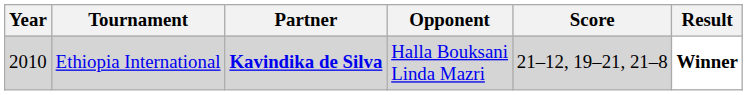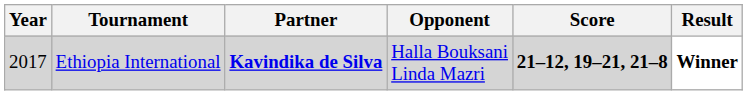(28, 62) 2010 -> (28, 62) 2017
(592, 62) normal -> (592, 62) bold
